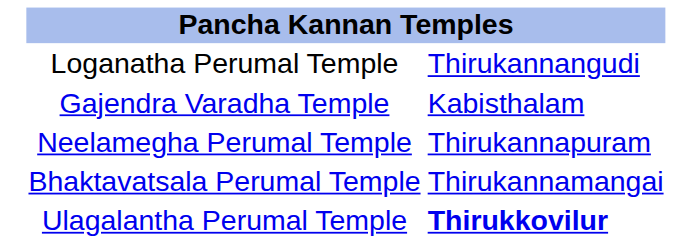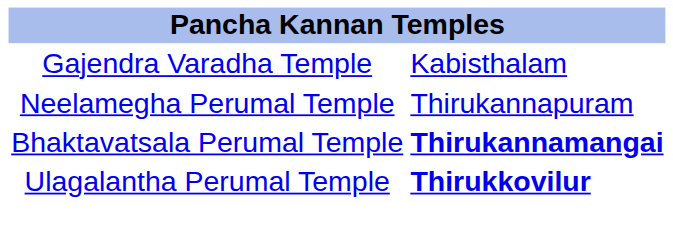- row: (225, 64)
(546, 181) normal -> (537, 142) bold
